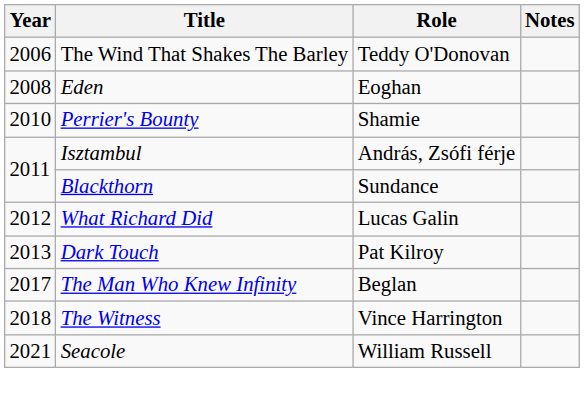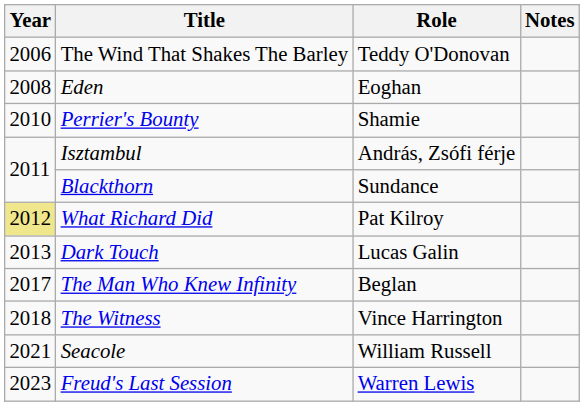(30, 218) no background -> (30, 218) khaki background
(408, 218) Lucas Galin -> (401, 218) Pat Kilroy
(401, 251) Pat Kilroy -> (408, 251) Lucas Galin
+ row: (146, 383)
